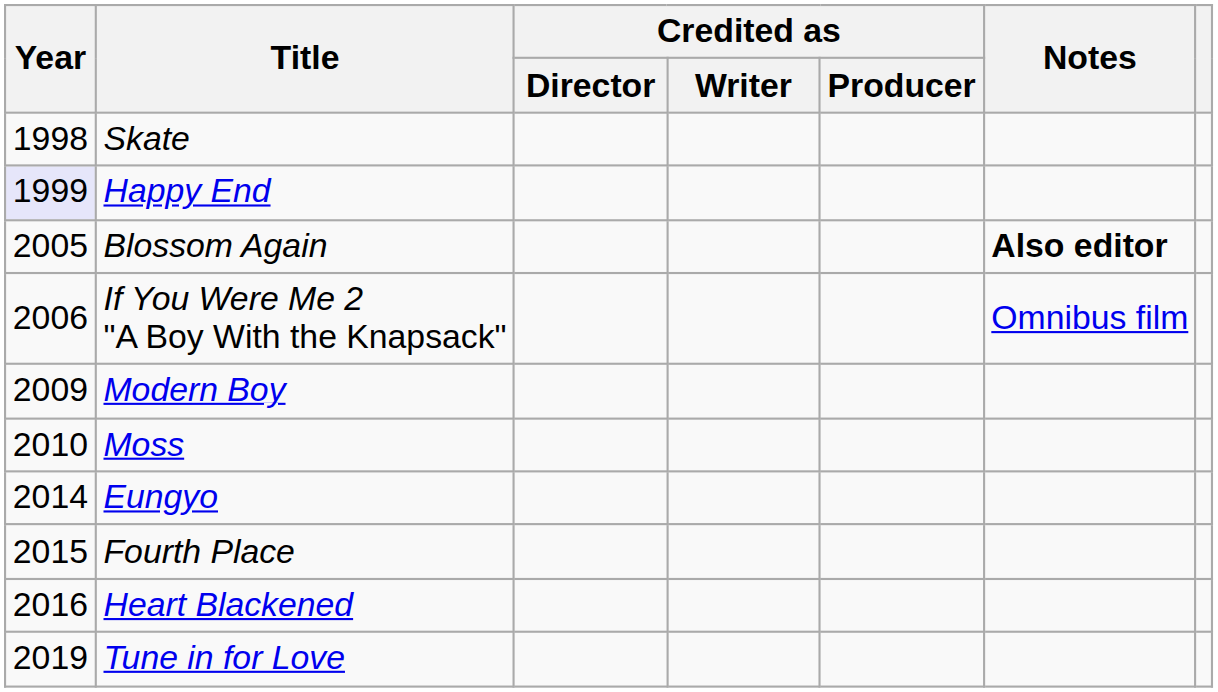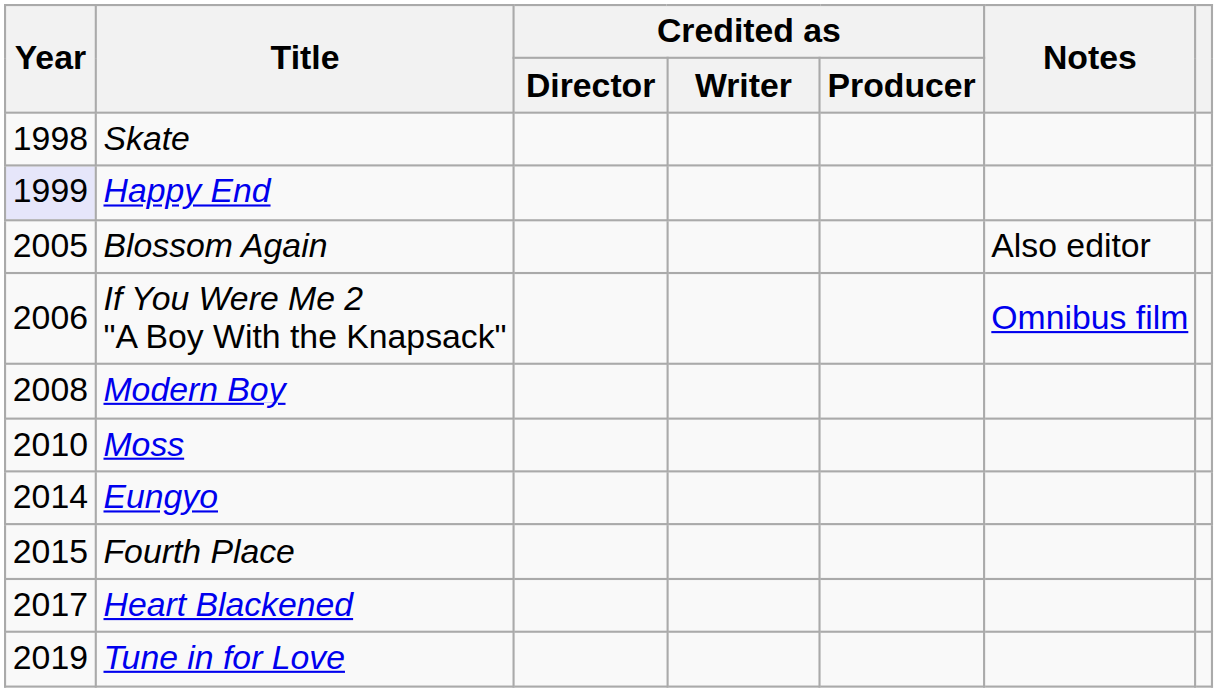(1079, 245) bold -> (1071, 245) normal
(50, 390) 2009 -> (50, 390) 2008
(50, 604) 2016 -> (50, 604) 2017
